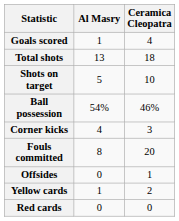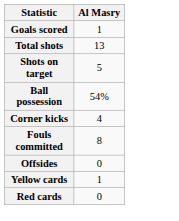- column: (150, 18)
